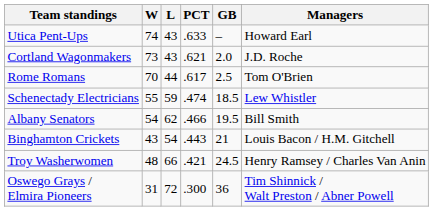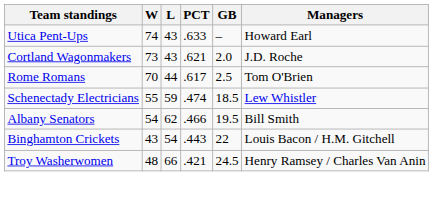(222, 139) 21 -> (222, 139) 22
- row: (50, 188)
